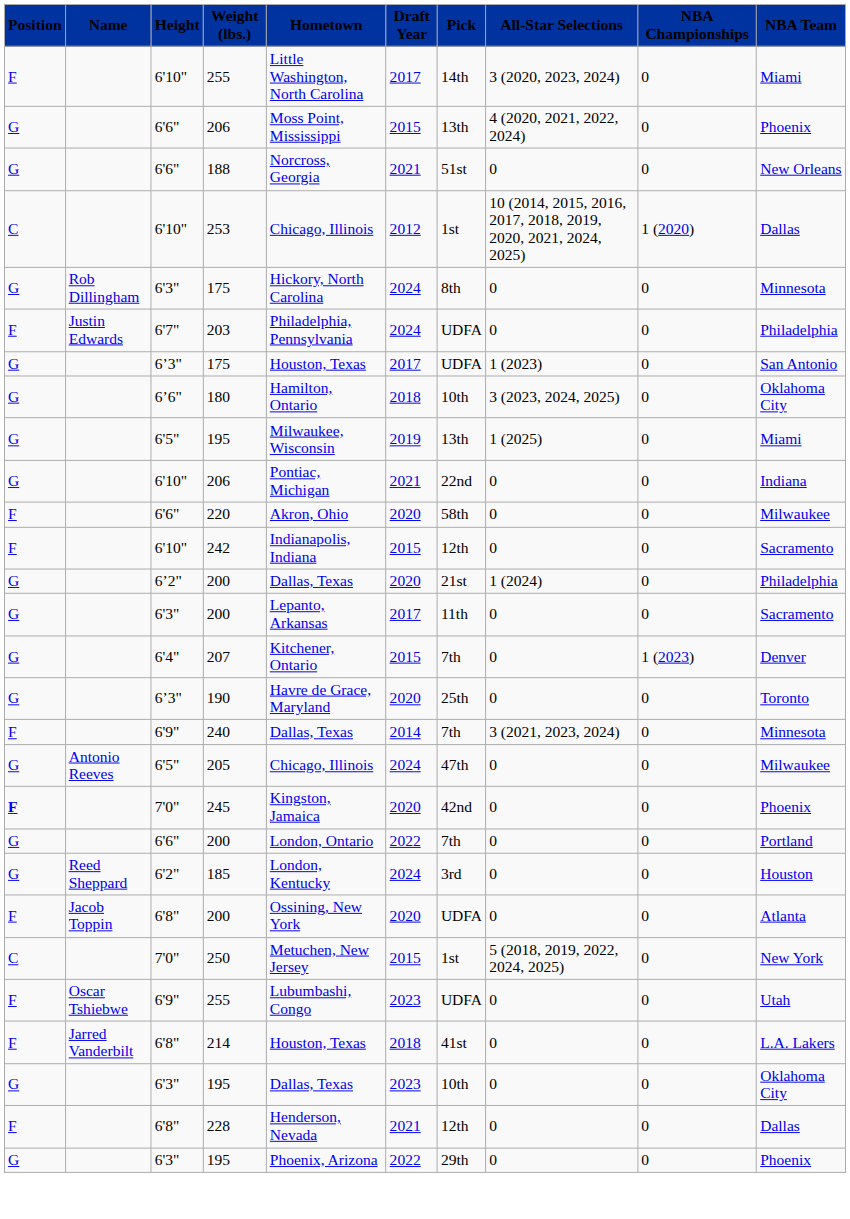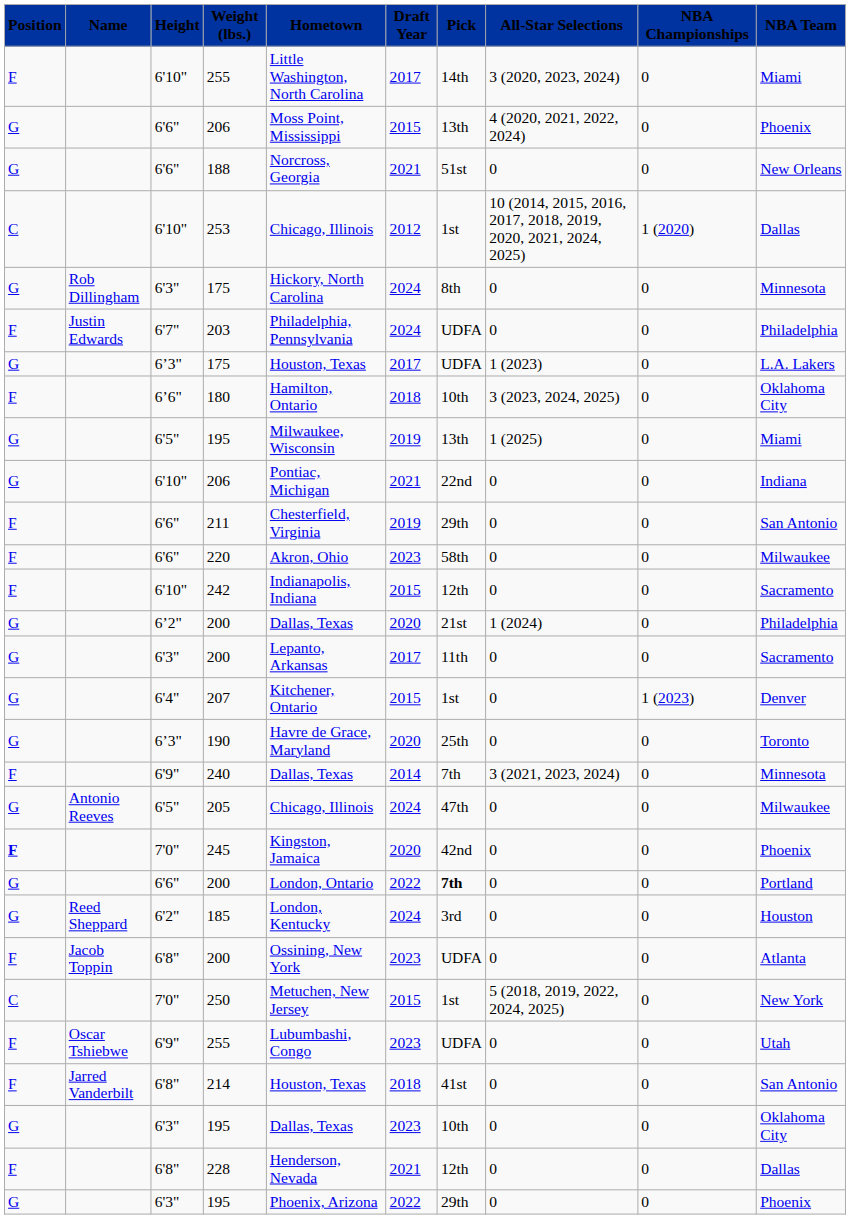(799, 363) San Antonio -> (797, 363) L.A. Lakers
(14, 397) G -> (12, 397) F
+ row: (167, 523)
(405, 514) 2020 -> (405, 556) 2023
(451, 656) 7th -> (450, 698) 1st
(451, 840) normal -> (452, 882) bold
(405, 916) 2020 -> (405, 958) 2023
(797, 1042) L.A. Lakers -> (799, 1084) San Antonio
